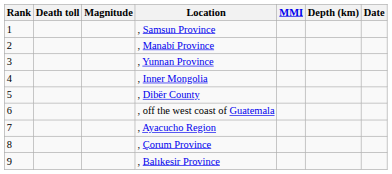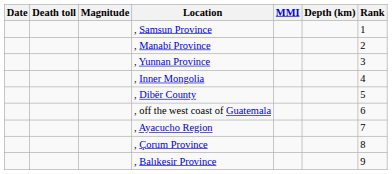columns swapped: (19, 12) <-> (374, 12)
